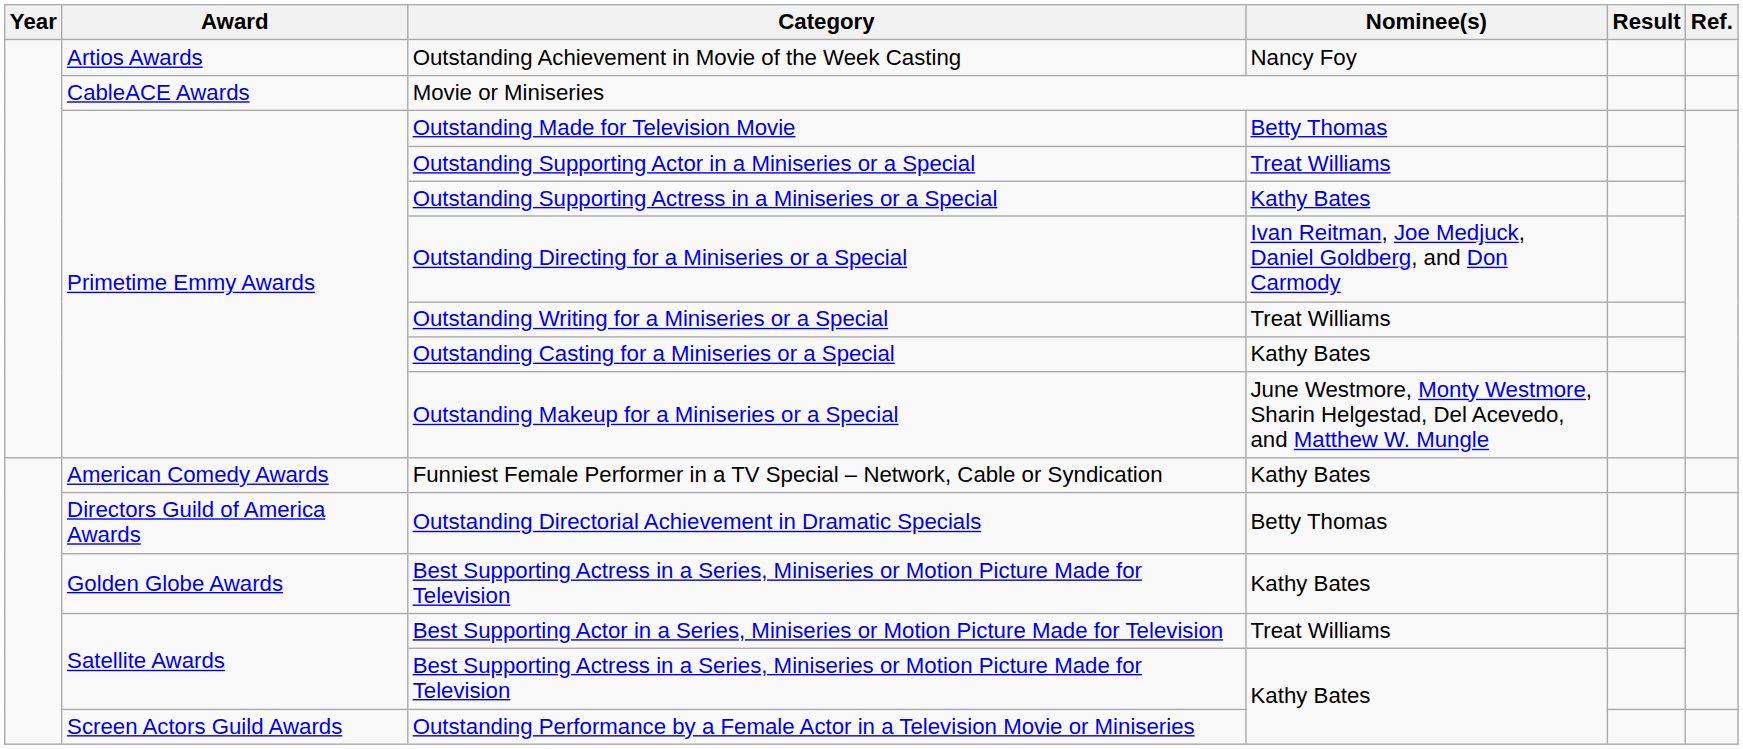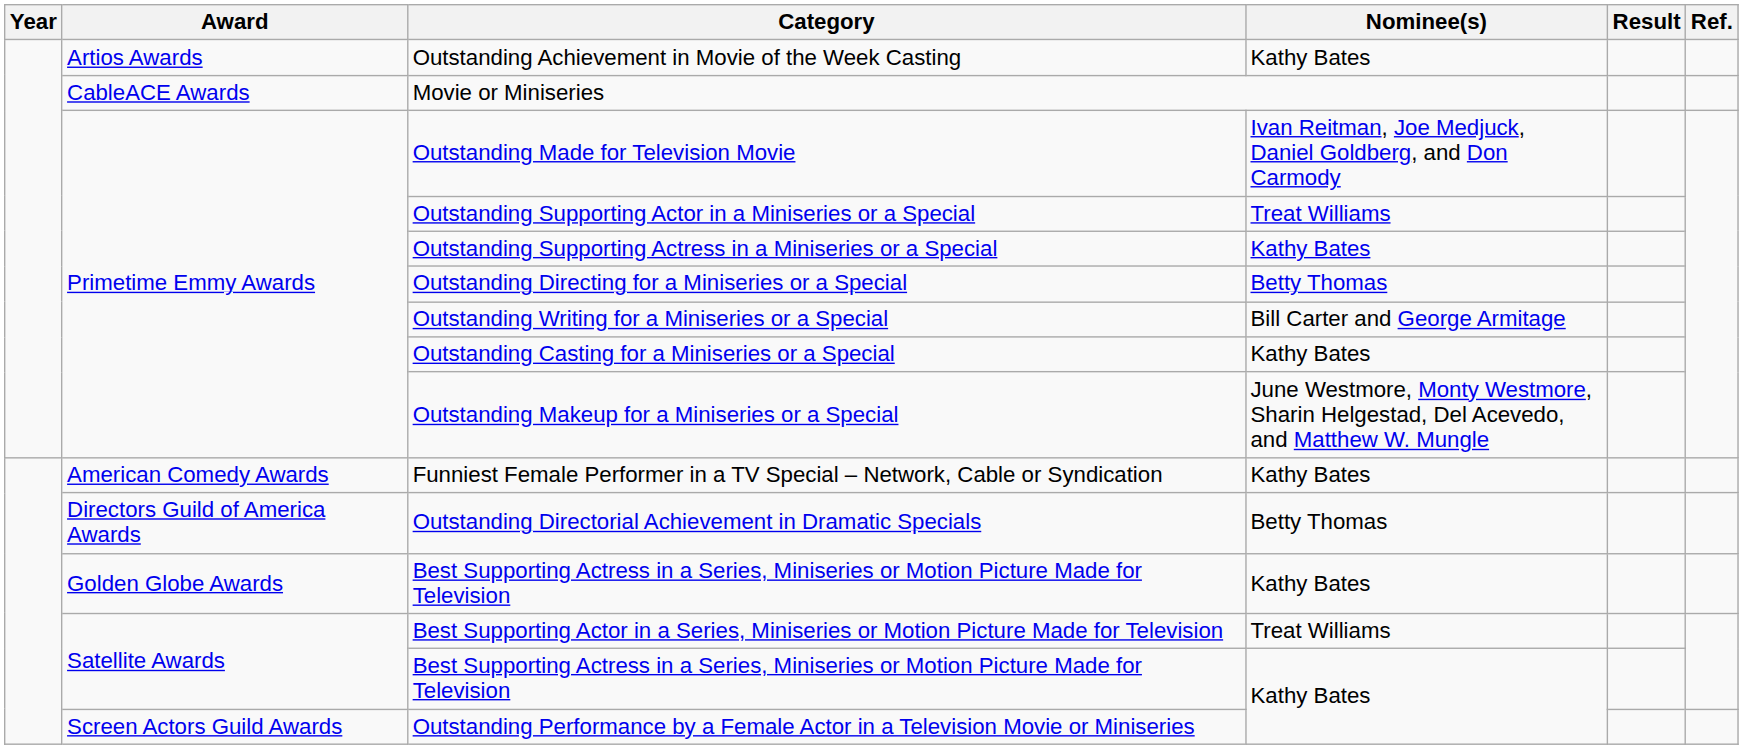(1304, 57) Nancy Foy -> (1310, 57) Kathy Bates
(1319, 127) Betty Thomas -> (1388, 152) Ivan Reitman, Joe Medjuck, Daniel Goldberg, and Don Carmody
(1388, 258) Ivan Reitman, Joe Medjuck, Daniel Goldberg, and Don Carmody -> (1319, 283) Betty Thomas
(1321, 319) Treat Williams -> (1408, 319) Bill Carter and George Armitage
